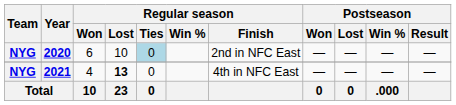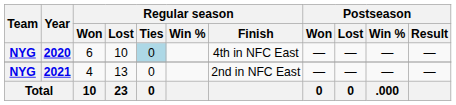(256, 53) 2nd in NFC East -> (256, 53) 4th in NFC East
(121, 72) bold -> (121, 72) normal
(256, 72) 4th in NFC East -> (256, 72) 2nd in NFC East
